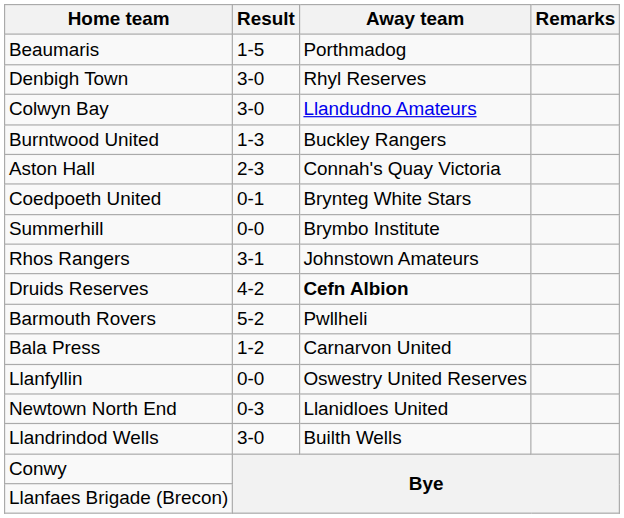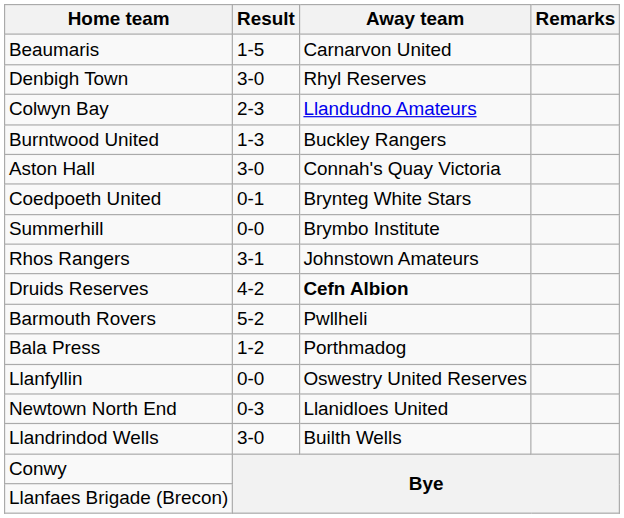(355, 49) Porthmadog -> (377, 49) Carnarvon United
(251, 109) 3-0 -> (251, 109) 2-3
(251, 169) 2-3 -> (251, 169) 3-0
(377, 348) Carnarvon United -> (355, 348) Porthmadog
